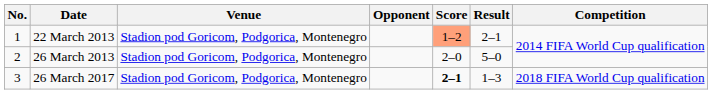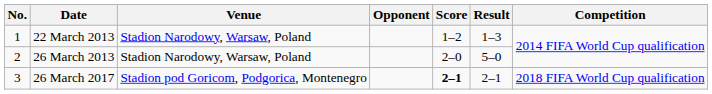(244, 36) Stadion pod Goricom, Podgorica, Montenegro -> (216, 36) Stadion Narodowy, Warsaw, Poland
(452, 36) lightsalmon background -> (452, 36) no background
(492, 36) 2–1 -> (492, 36) 1–3
(244, 57) Stadion pod Goricom, Podgorica, Montenegro -> (216, 57) Stadion Narodowy, Warsaw, Poland
(492, 78) 1–3 -> (492, 78) 2–1
